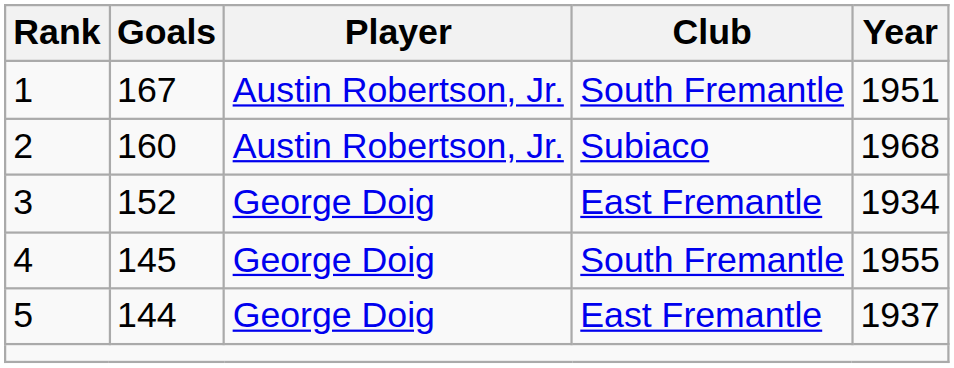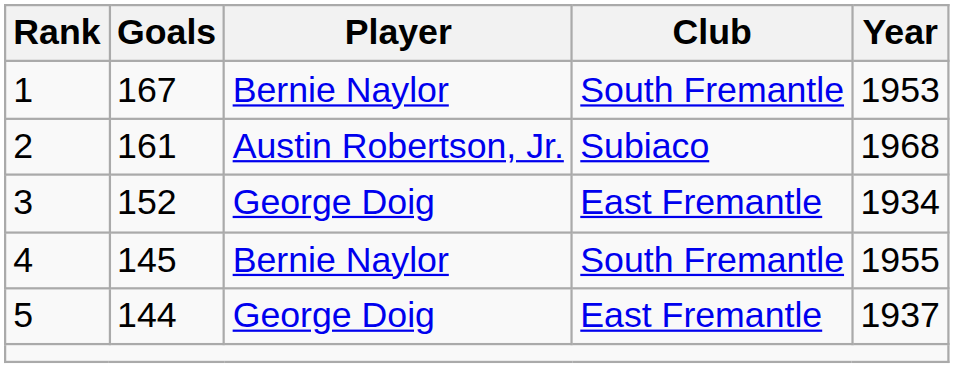(398, 89) Austin Robertson, Jr. -> (341, 89) Bernie Naylor
(900, 89) 1951 -> (900, 89) 1953
(147, 145) 160 -> (147, 145) 161
(334, 259) George Doig -> (341, 259) Bernie Naylor
